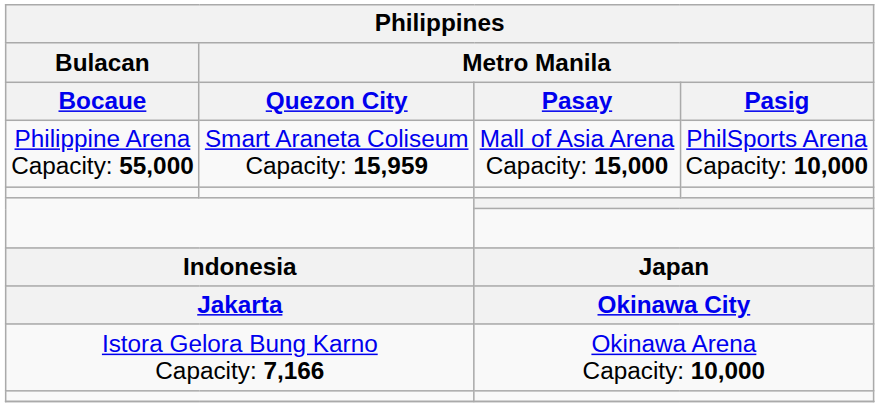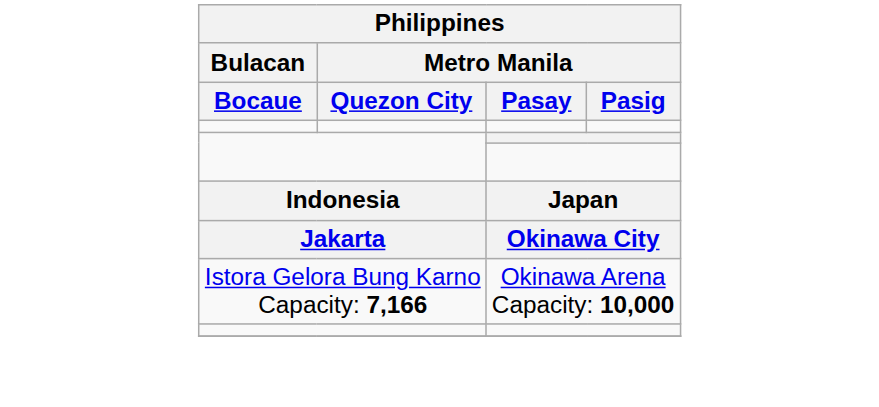- row: (102, 153)
